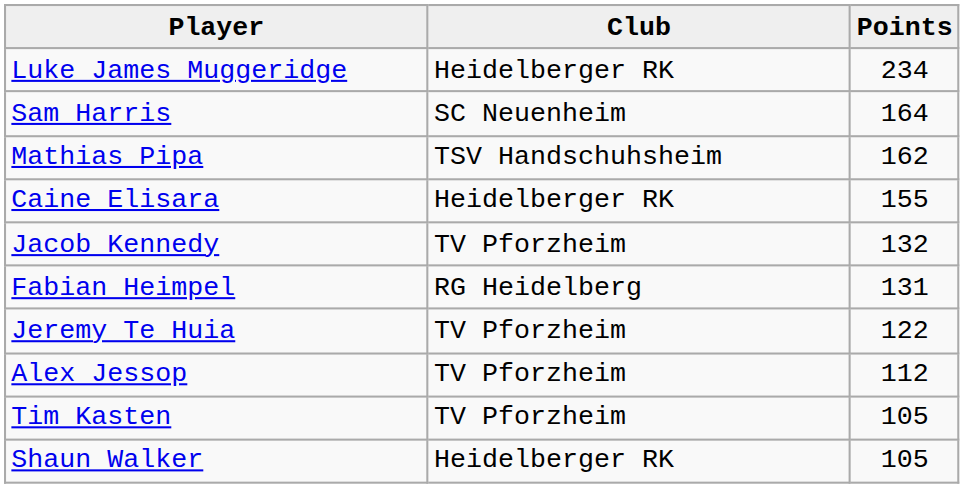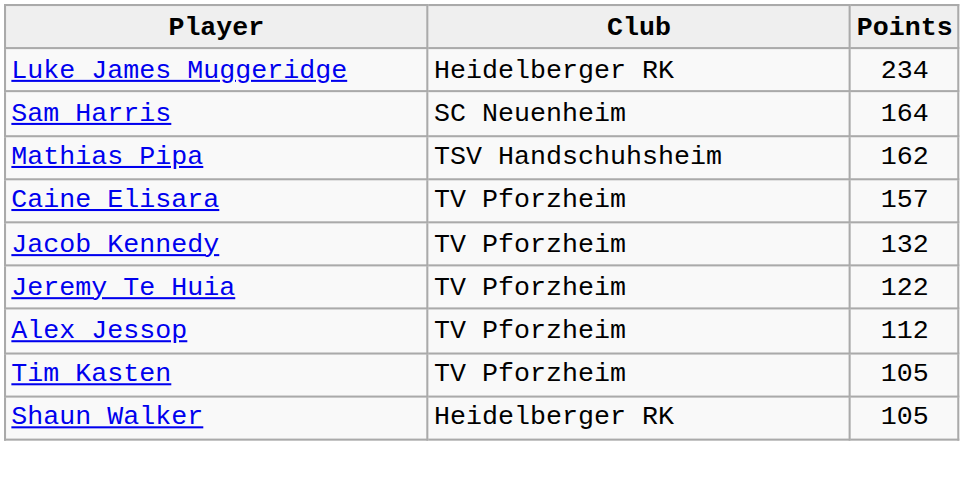(554, 200) Heidelberger RK -> (530, 200) TV Pforzheim
(905, 200) 155 -> (905, 200) 157
- row: (123, 287)
